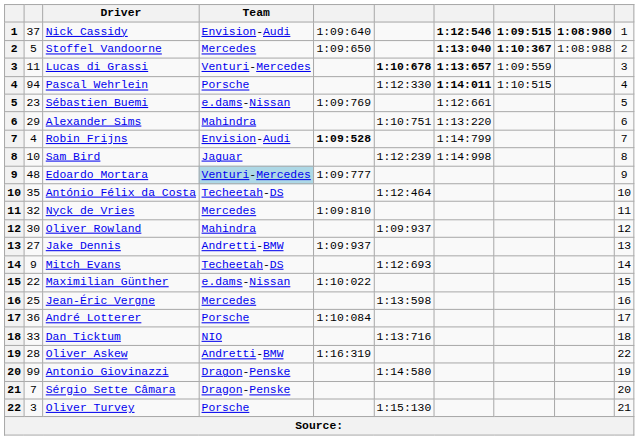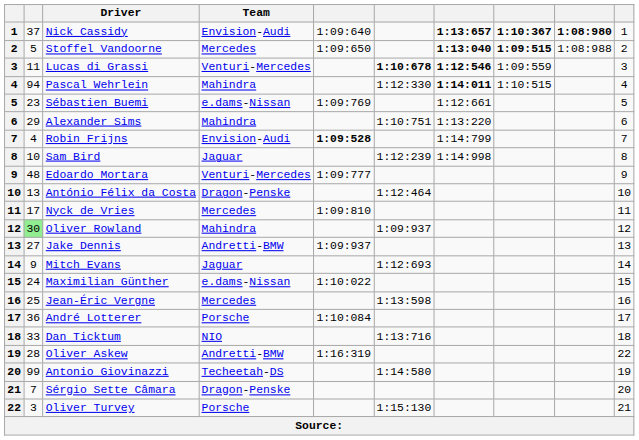(464, 31) 1:12:546 -> (464, 31) 1:13:657
(524, 31) 1:09:515 -> (524, 31) 1:10:367
(524, 49) 1:10:367 -> (524, 49) 1:09:515
(464, 67) 1:13:657 -> (464, 67) 1:12:546
(225, 85) Porsche -> (229, 85) Mahindra
(256, 175) lightblue background -> (256, 175) no background
(33, 193) 35 -> (33, 193) 13
(243, 193) Techeetah-DS -> (246, 193) Dragon-Penske
(33, 211) 32 -> (33, 211) 17
(33, 229) no background -> (33, 229) lightgreen background
(243, 265) Techeetah-DS -> (222, 265) Jaguar
(33, 282) 22 -> (33, 282) 24
(246, 372) Dragon-Penske -> (243, 372) Techeetah-DS
